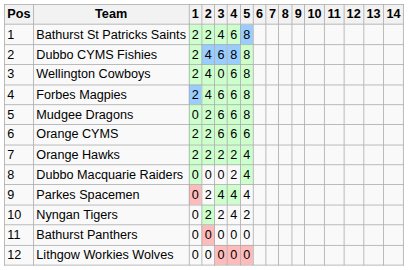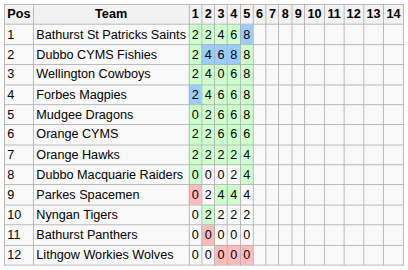(234, 214) 4 -> (234, 214) 2
